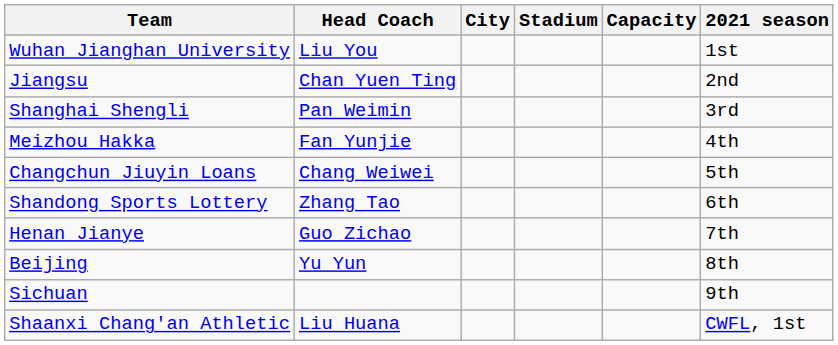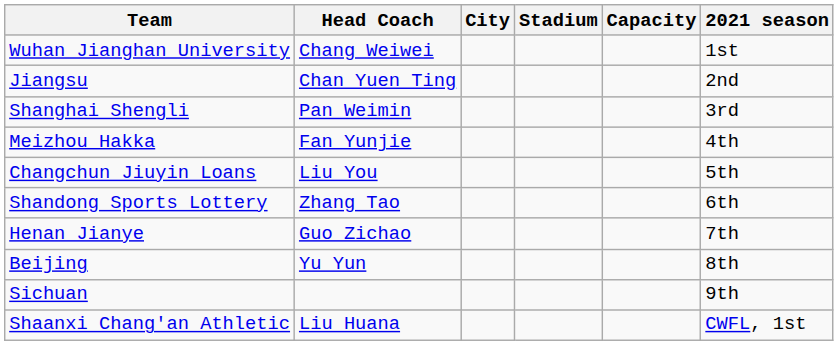(338, 50) Liu You -> (366, 50) Chang Weiwei
(366, 173) Chang Weiwei -> (338, 173) Liu You
